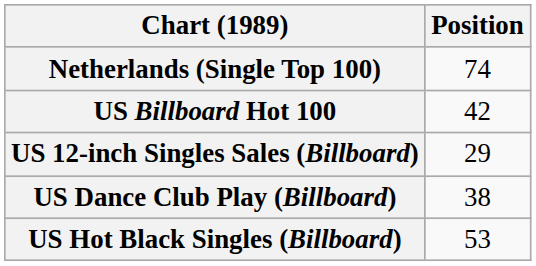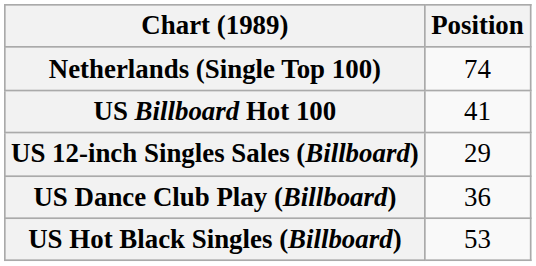(477, 111) 42 -> (477, 111) 41
(477, 196) 38 -> (477, 196) 36
